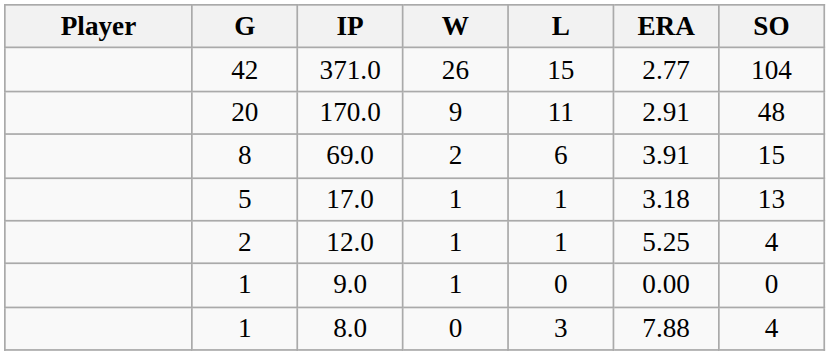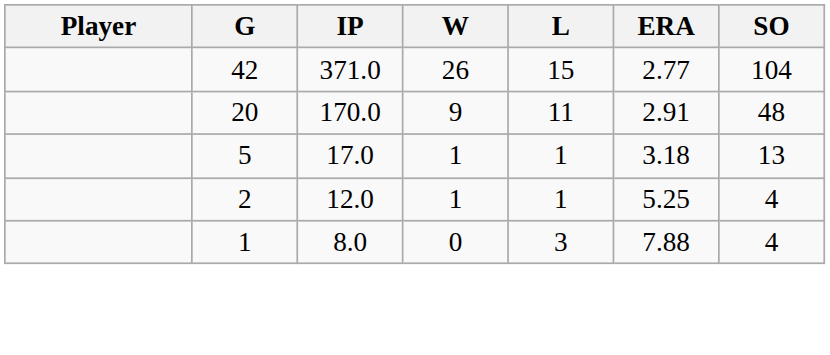- row: (350, 155)
- row: (350, 284)
